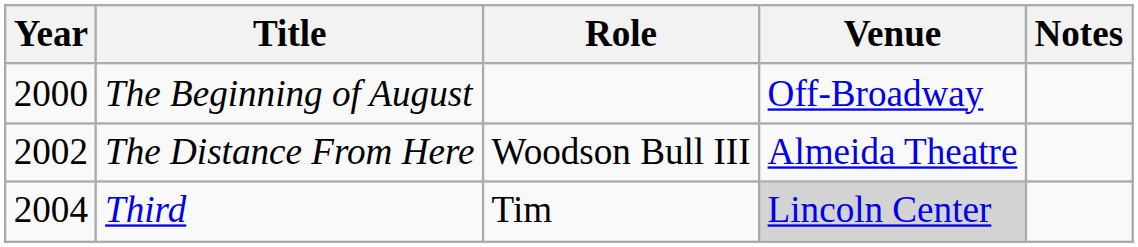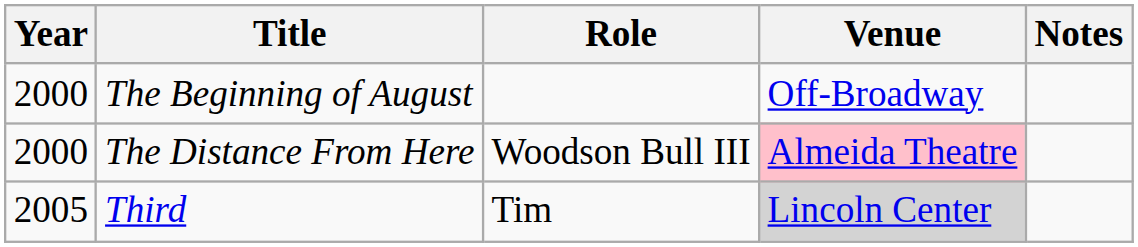(51, 151) 2002 -> (51, 151) 2000
(892, 151) no background -> (892, 151) pink background
(51, 210) 2004 -> (51, 210) 2005
